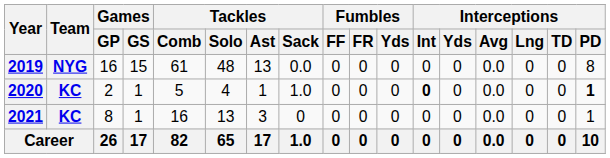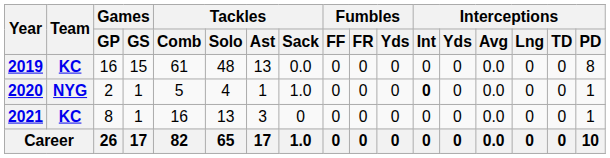(70, 66) NYG -> (70, 66) KC
(70, 91) KC -> (70, 91) NYG
(590, 91) bold -> (590, 91) normal
